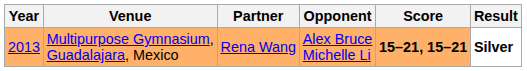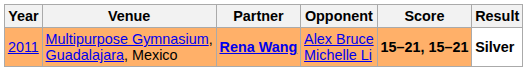(24, 47) 2013 -> (23, 47) 2011
(258, 47) normal -> (258, 47) bold
